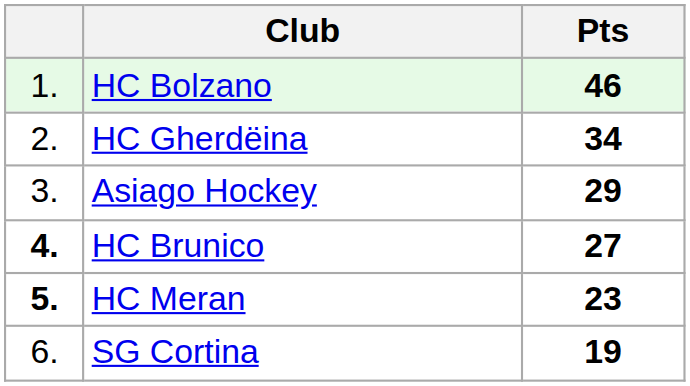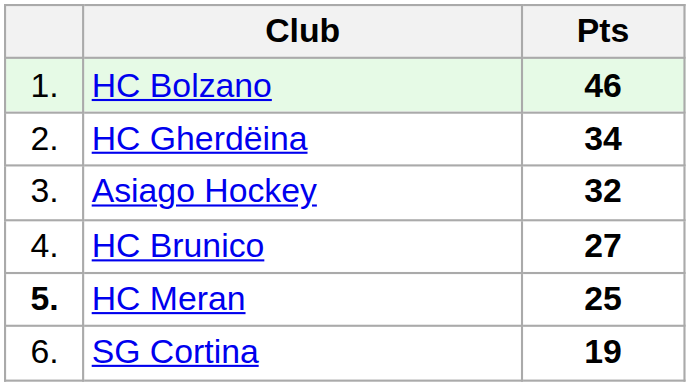(603, 191) 29 -> (603, 191) 32
(44, 245) bold -> (44, 245) normal
(603, 298) 23 -> (603, 298) 25
